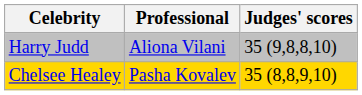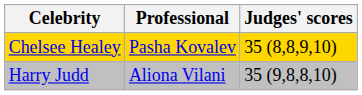rows swapped: (49, 47) <-> (65, 75)
